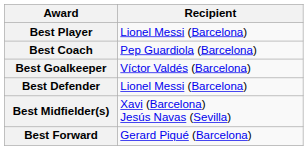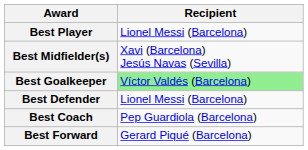rows swapped: (61, 50) <-> (61, 111)
(186, 68) no background -> (186, 81) lightgreen background
